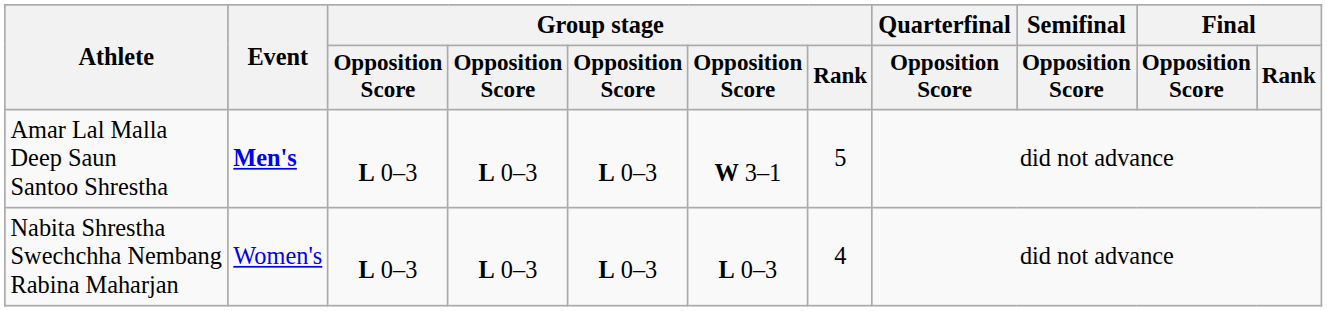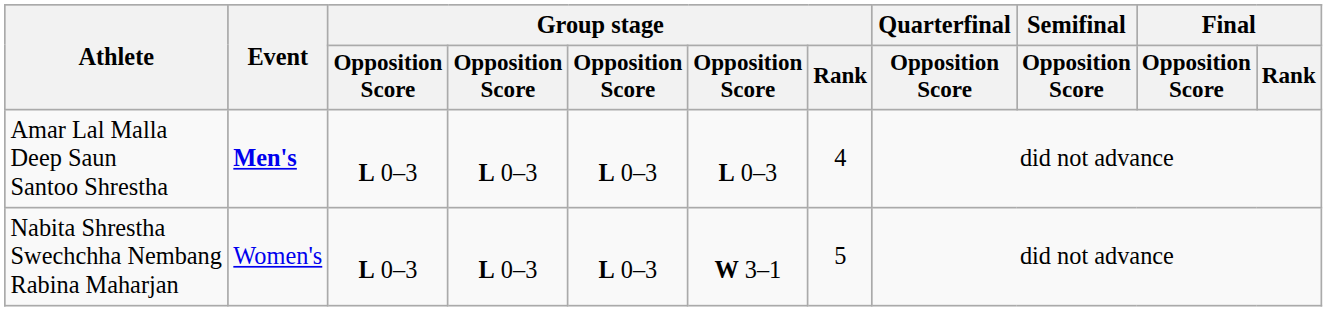(748, 173) W 3–1 -> (748, 173) L 0–3
(840, 158) 5 -> (840, 158) 4
(748, 270) L 0–3 -> (748, 270) W 3–1
(840, 256) 4 -> (840, 256) 5
